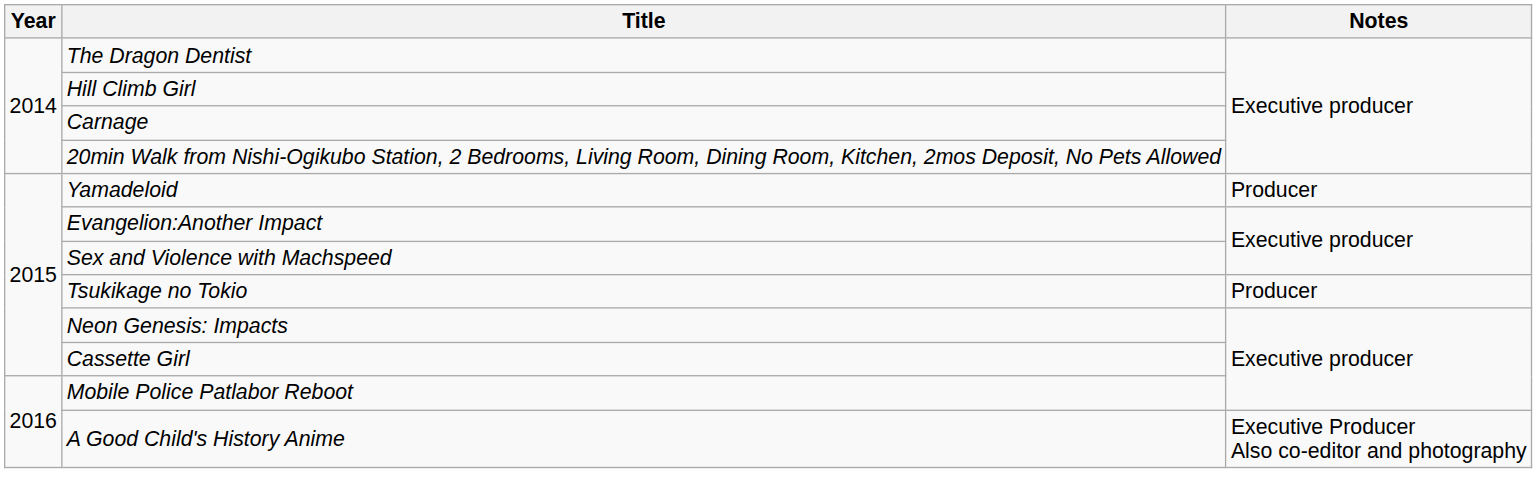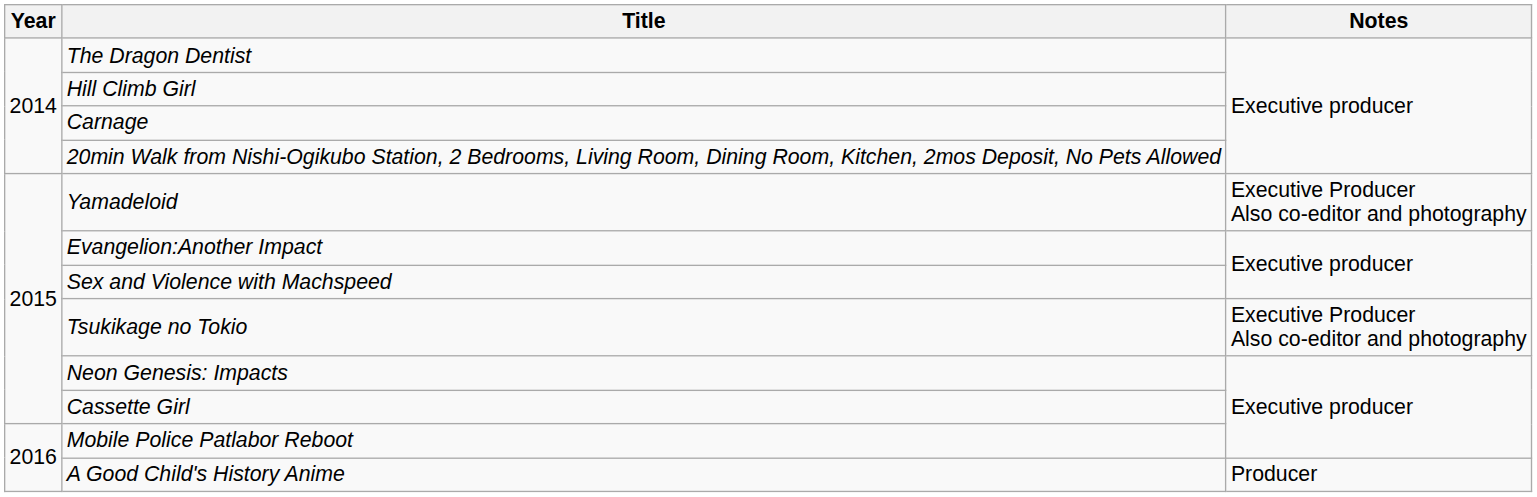(1274, 190) Producer -> (1379, 202) Executive Producer Also co-editor and photography
(1274, 291) Producer -> (1379, 327) Executive Producer Also co-editor and photography
(1379, 438) Executive Producer Also co-editor and photography -> (1274, 474) Producer
